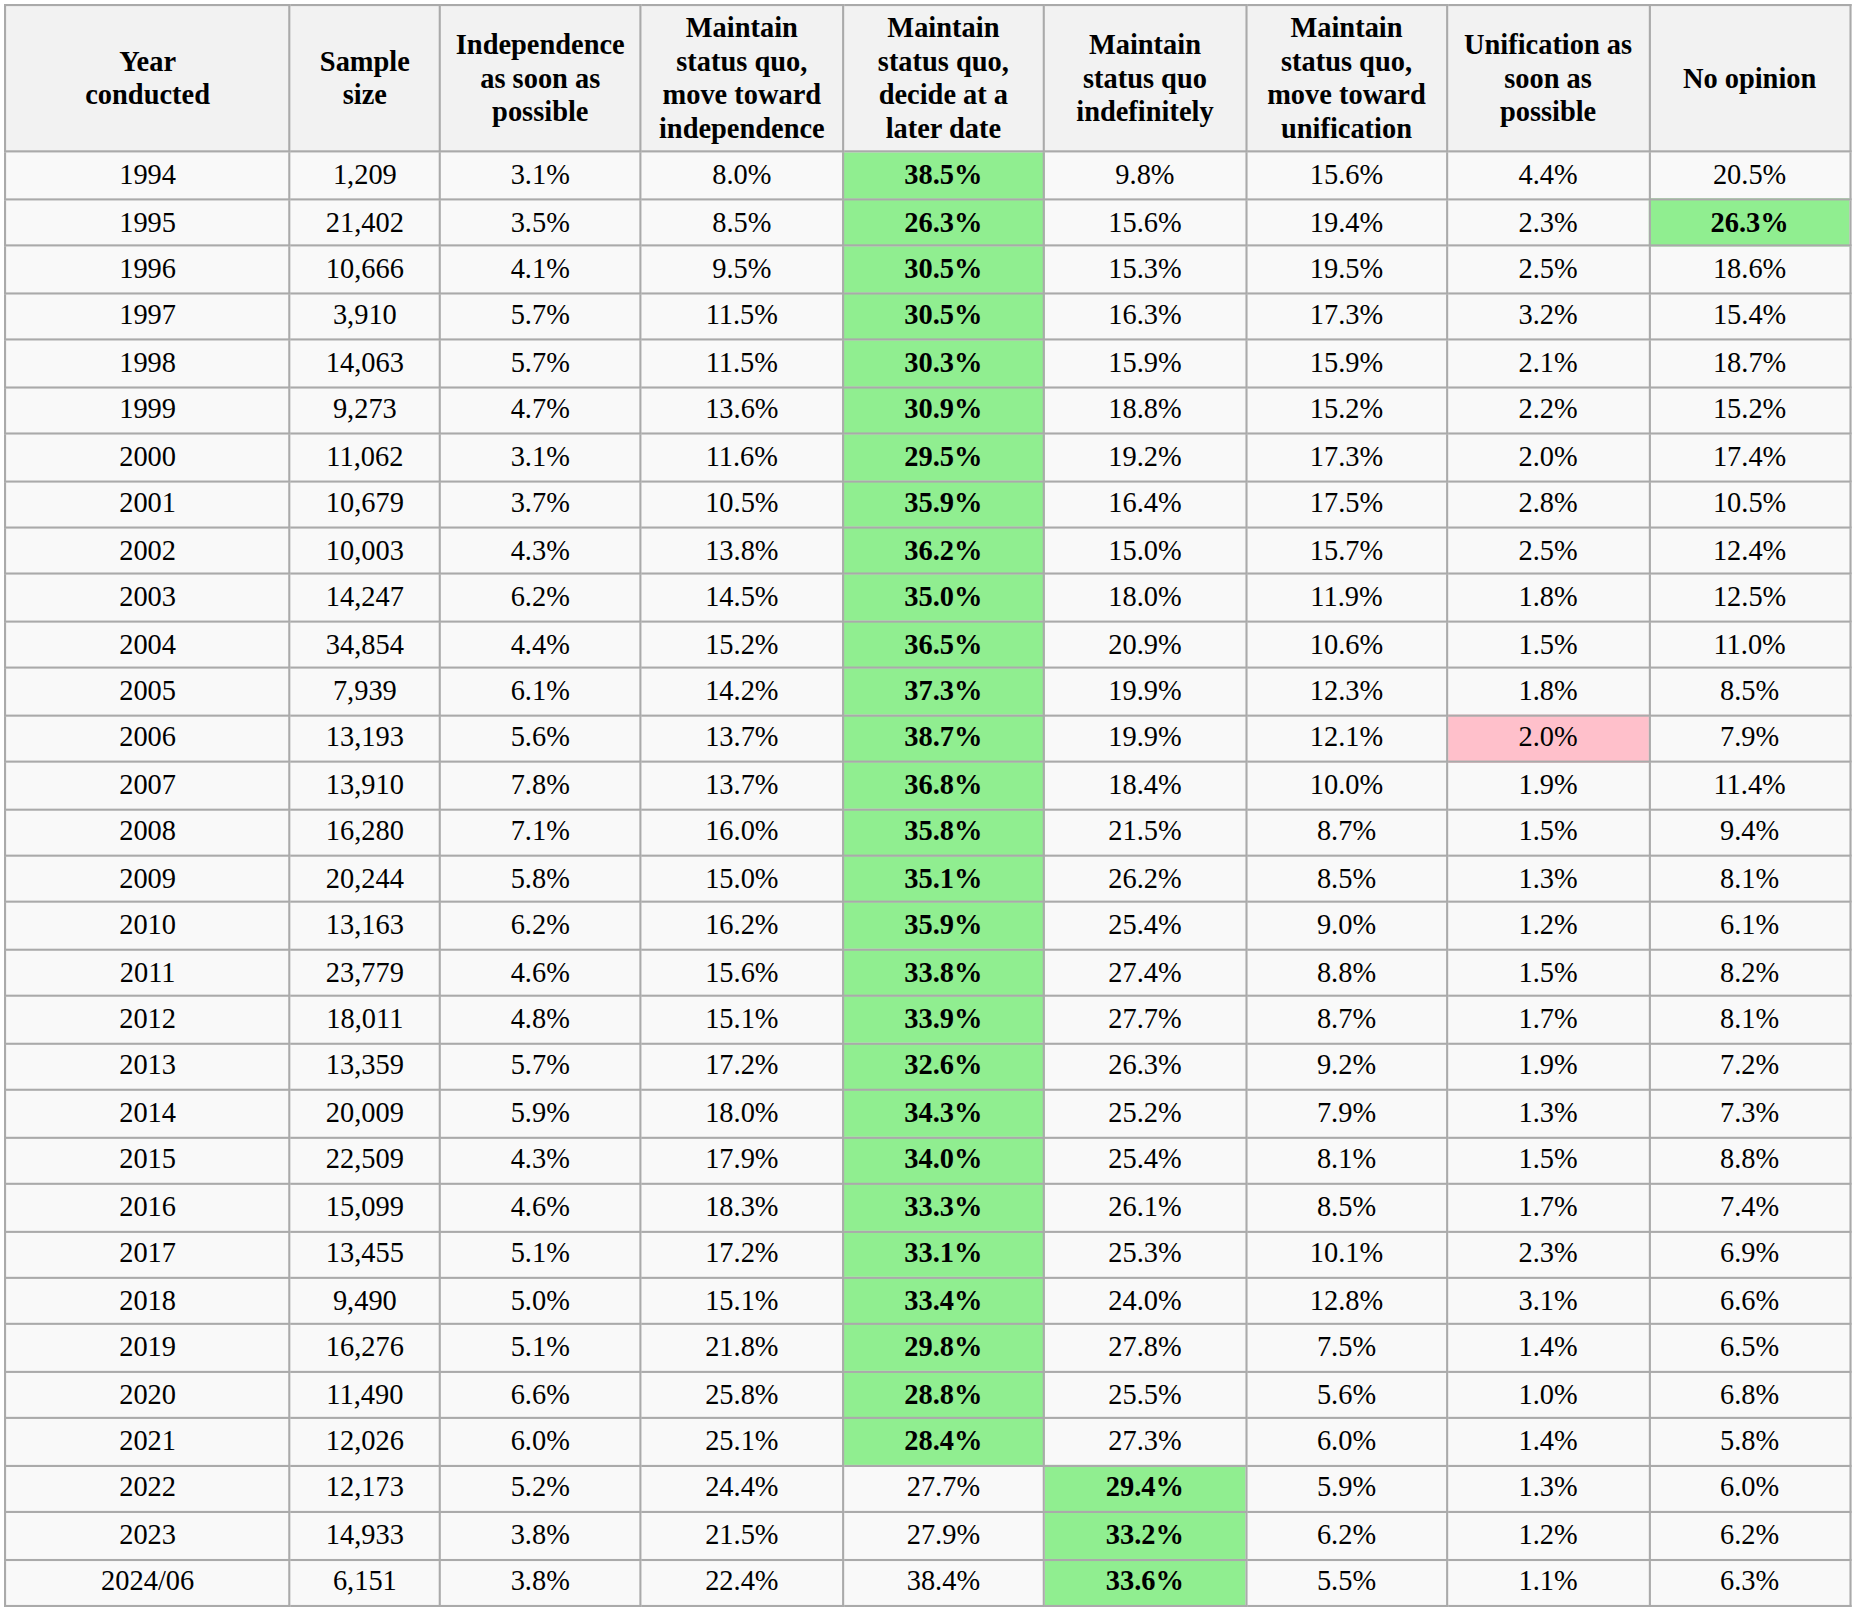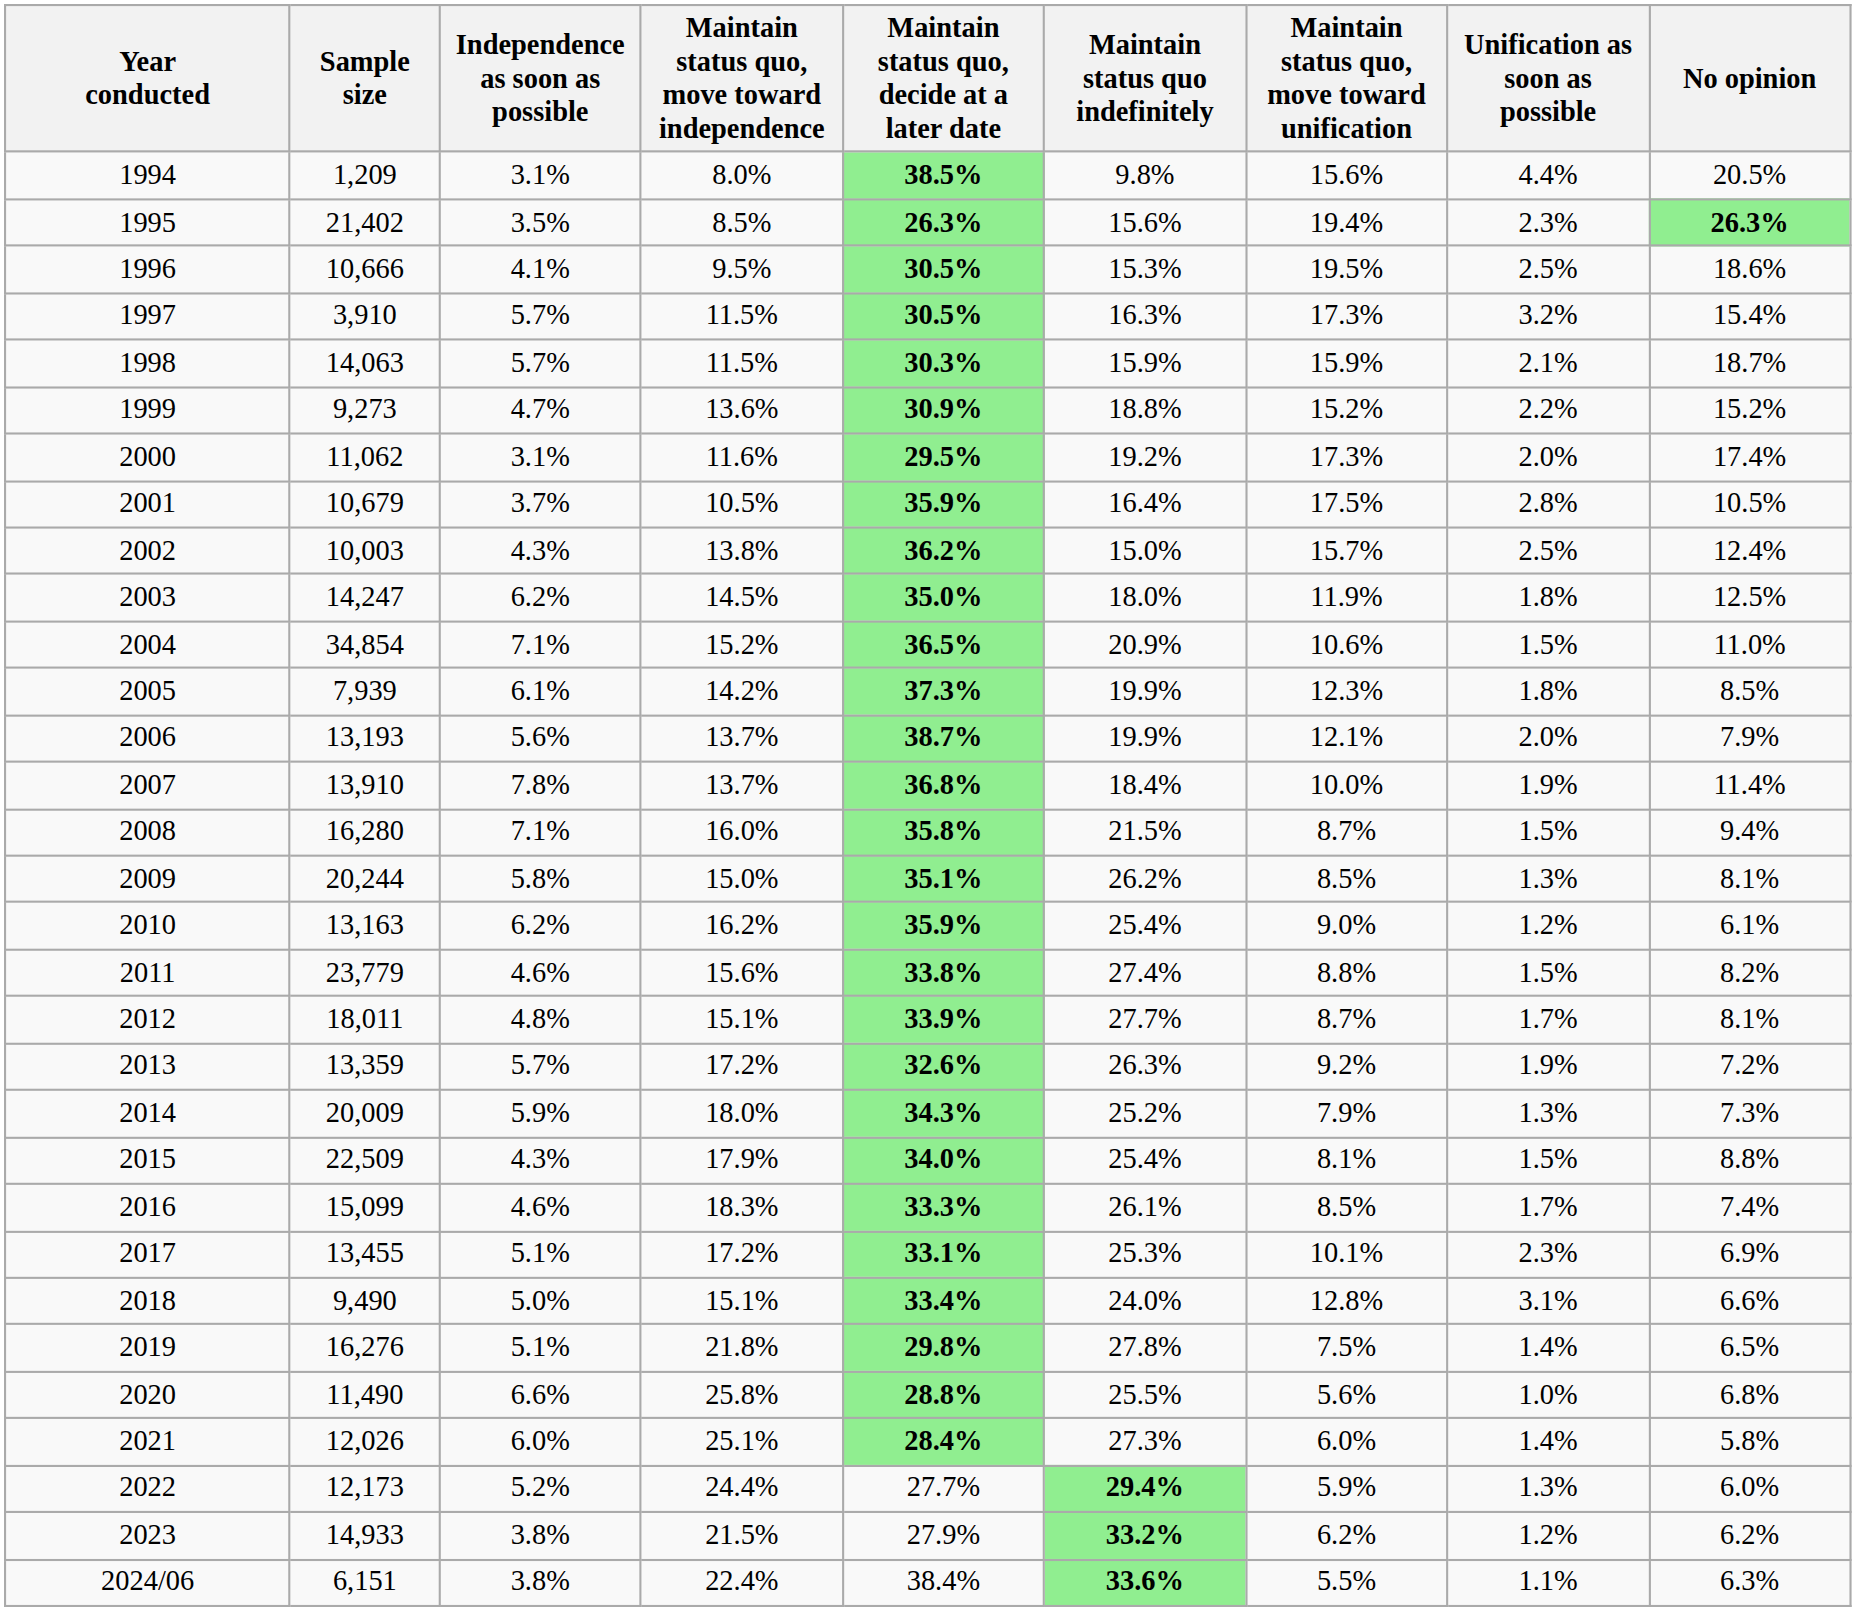(540, 643) 4.4% -> (540, 643) 7.1%
(1548, 737) pink background -> (1548, 737) no background
